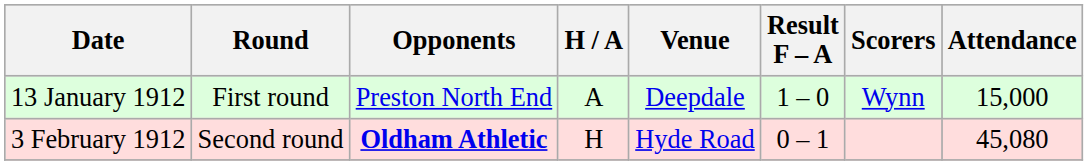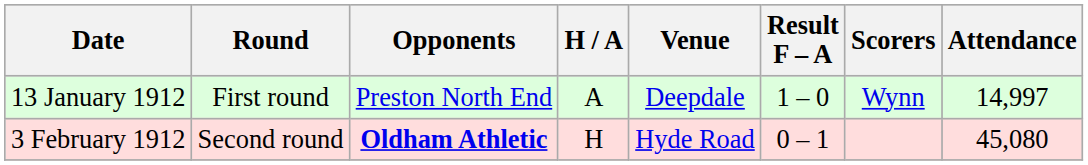(1012, 97) 15,000 -> (1012, 97) 14,997
